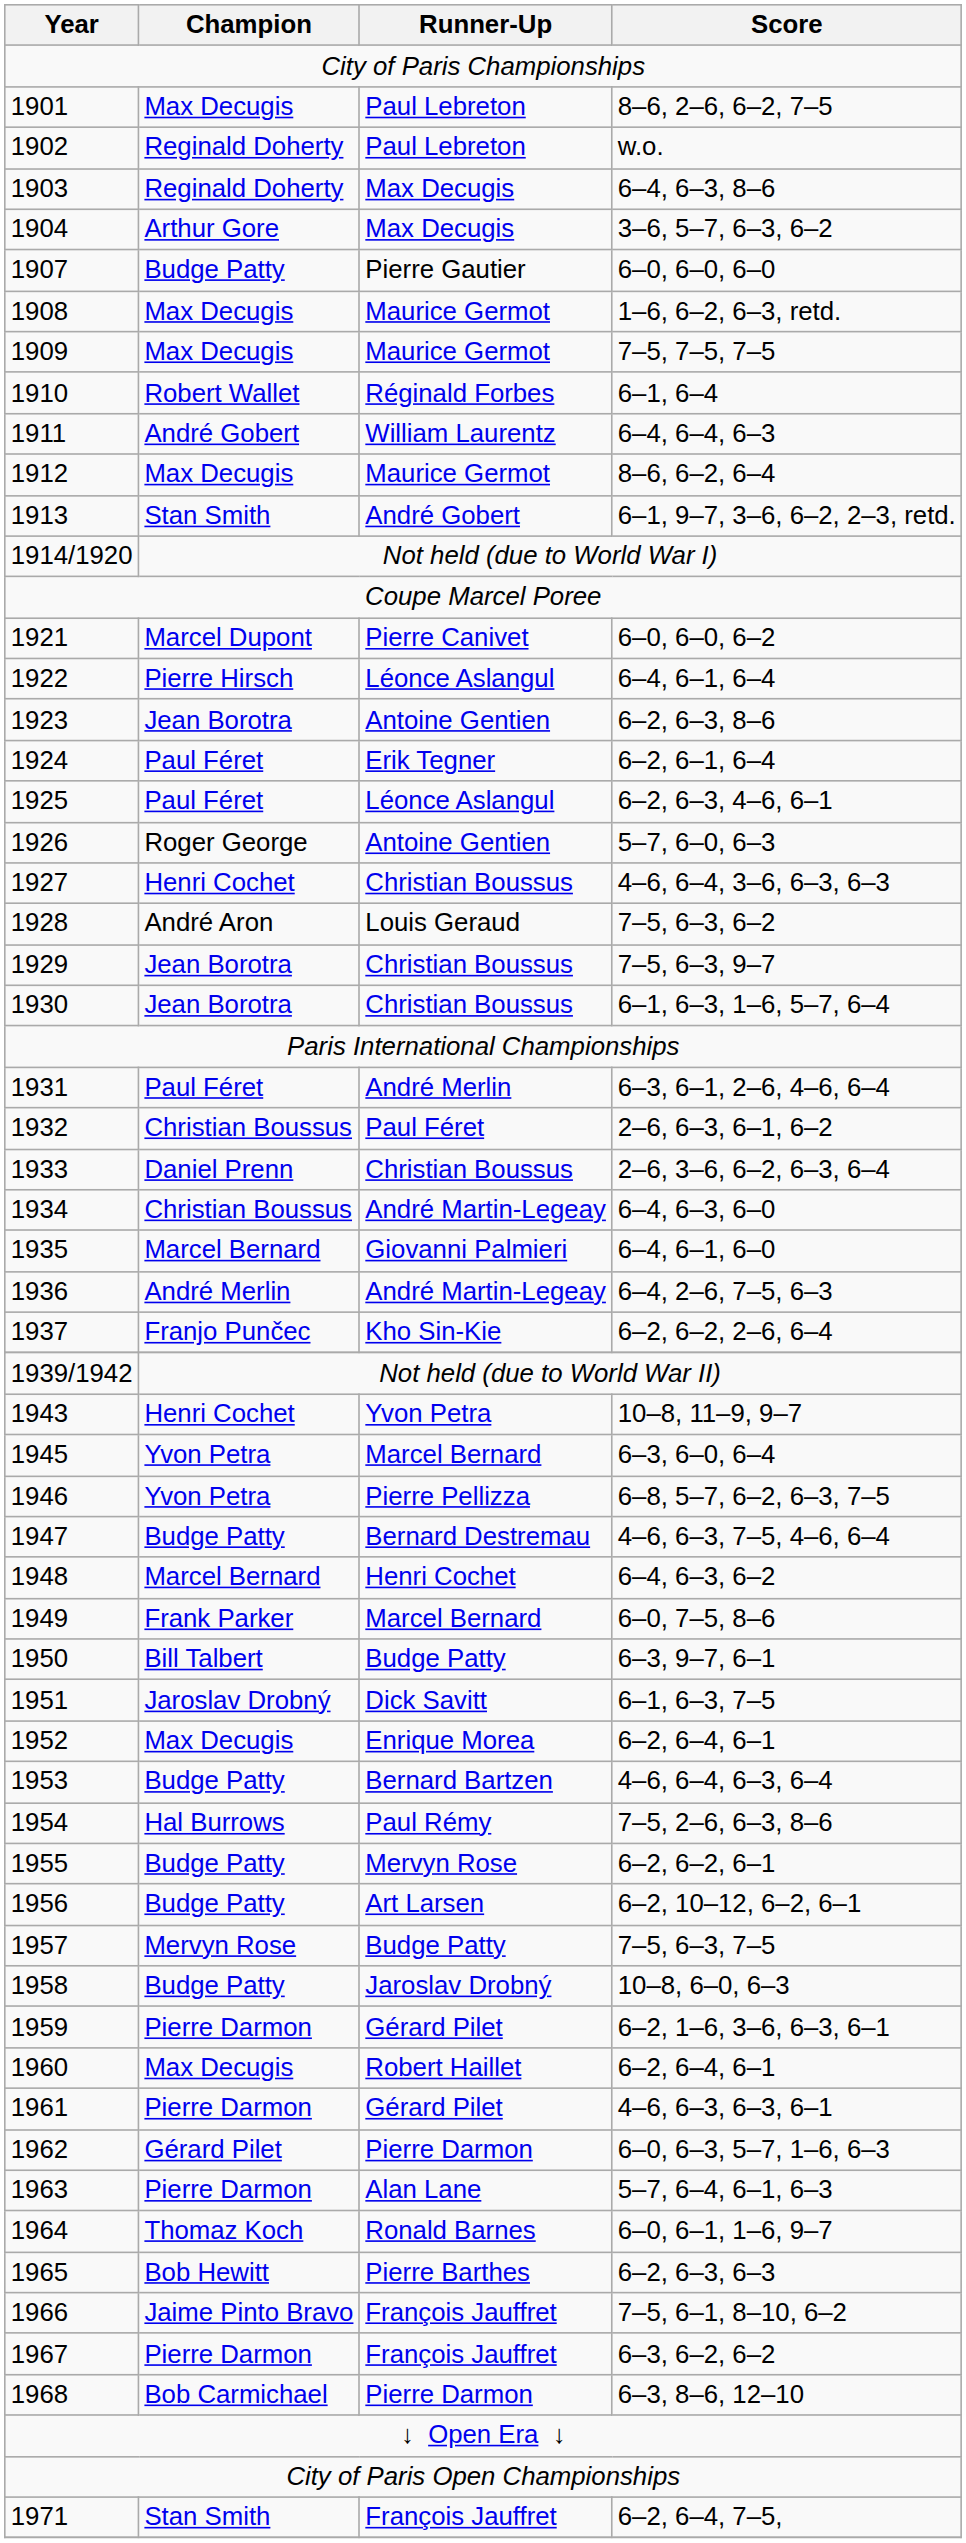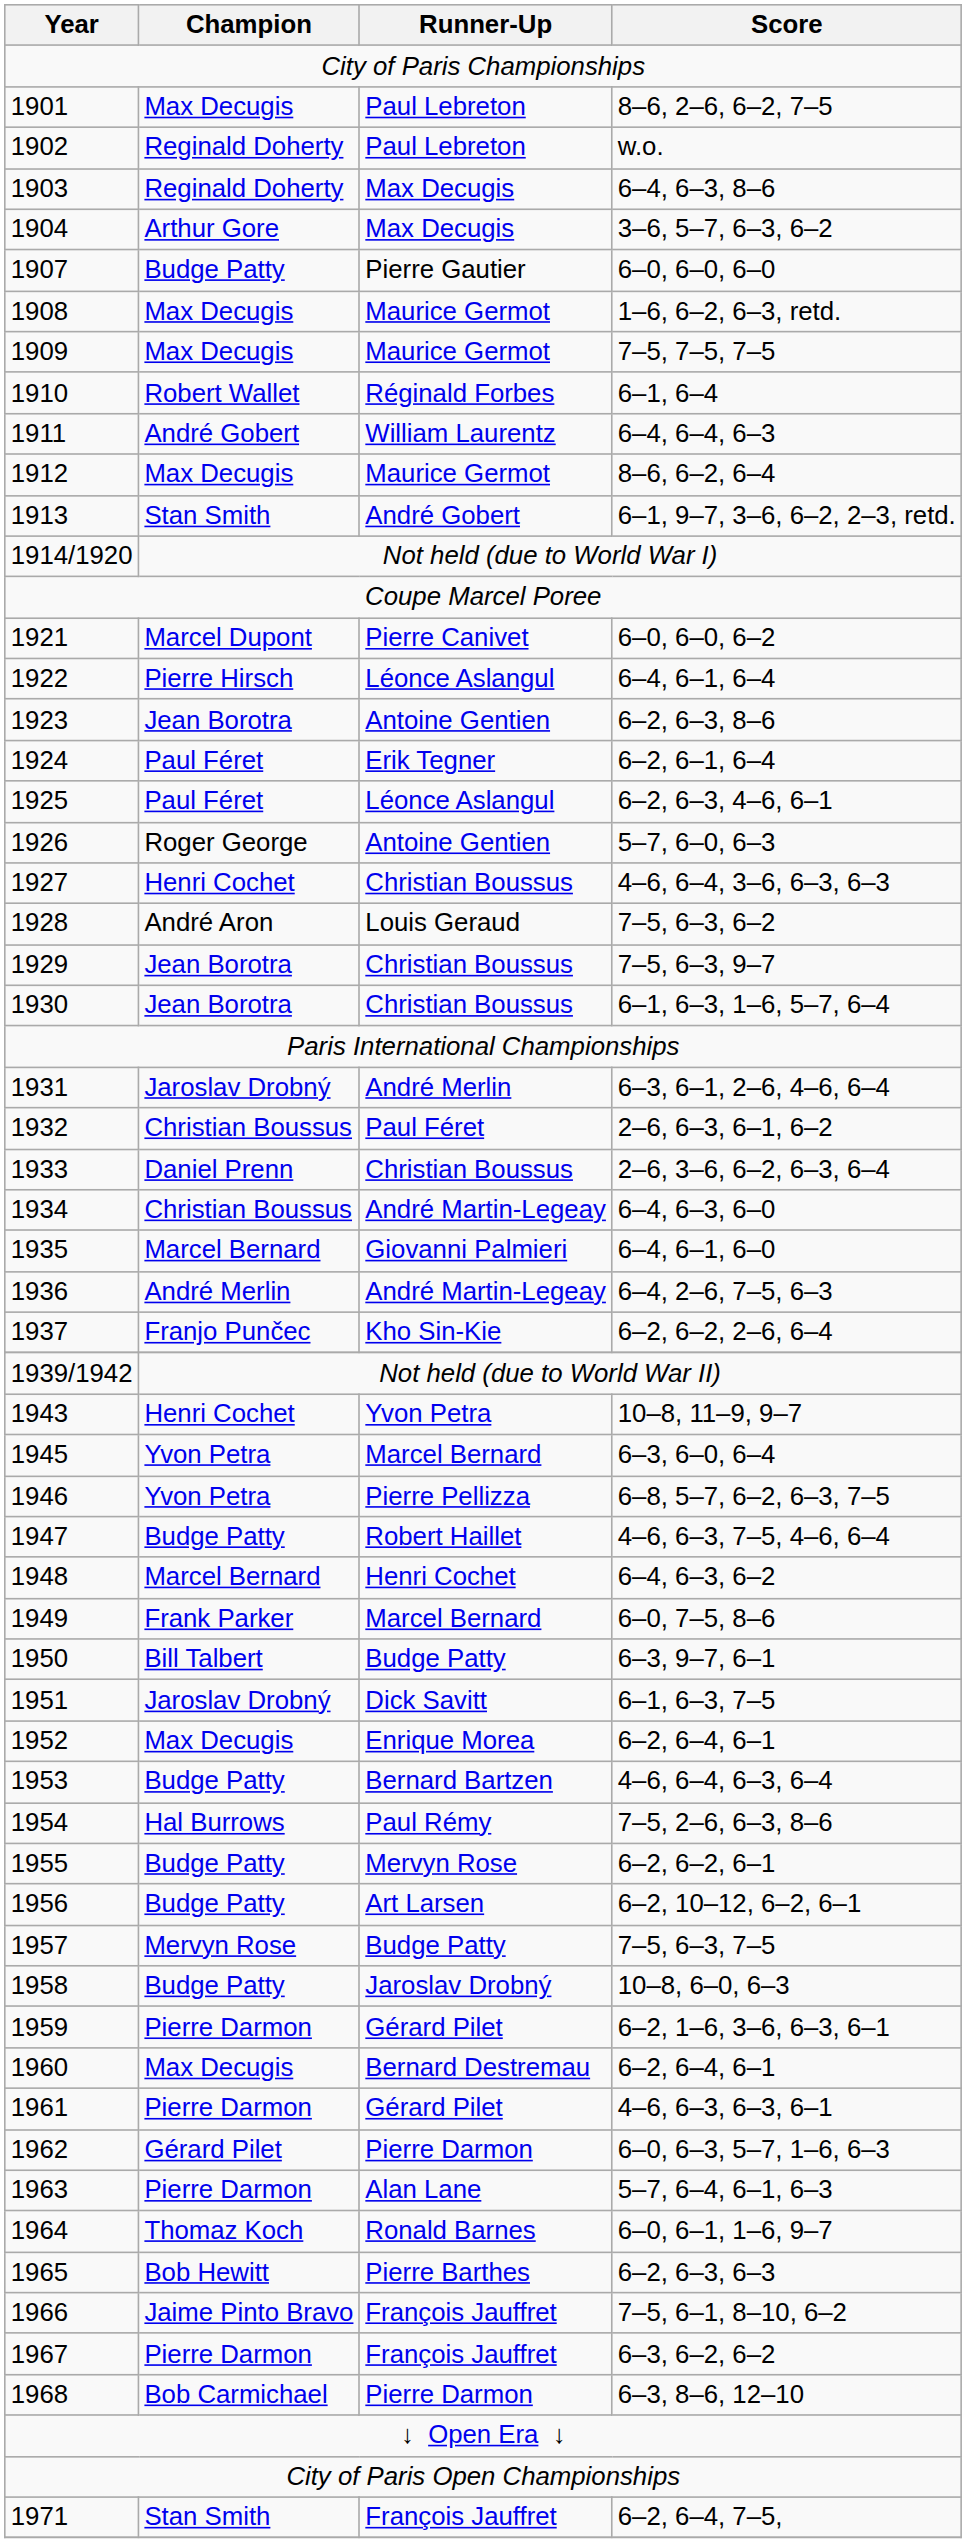(204, 1087) Paul Féret -> (237, 1087) Jaroslav Drobný
(478, 1536) Bernard Destremau -> (443, 1536) Robert Haillet
(443, 2067) Robert Haillet -> (478, 2067) Bernard Destremau
